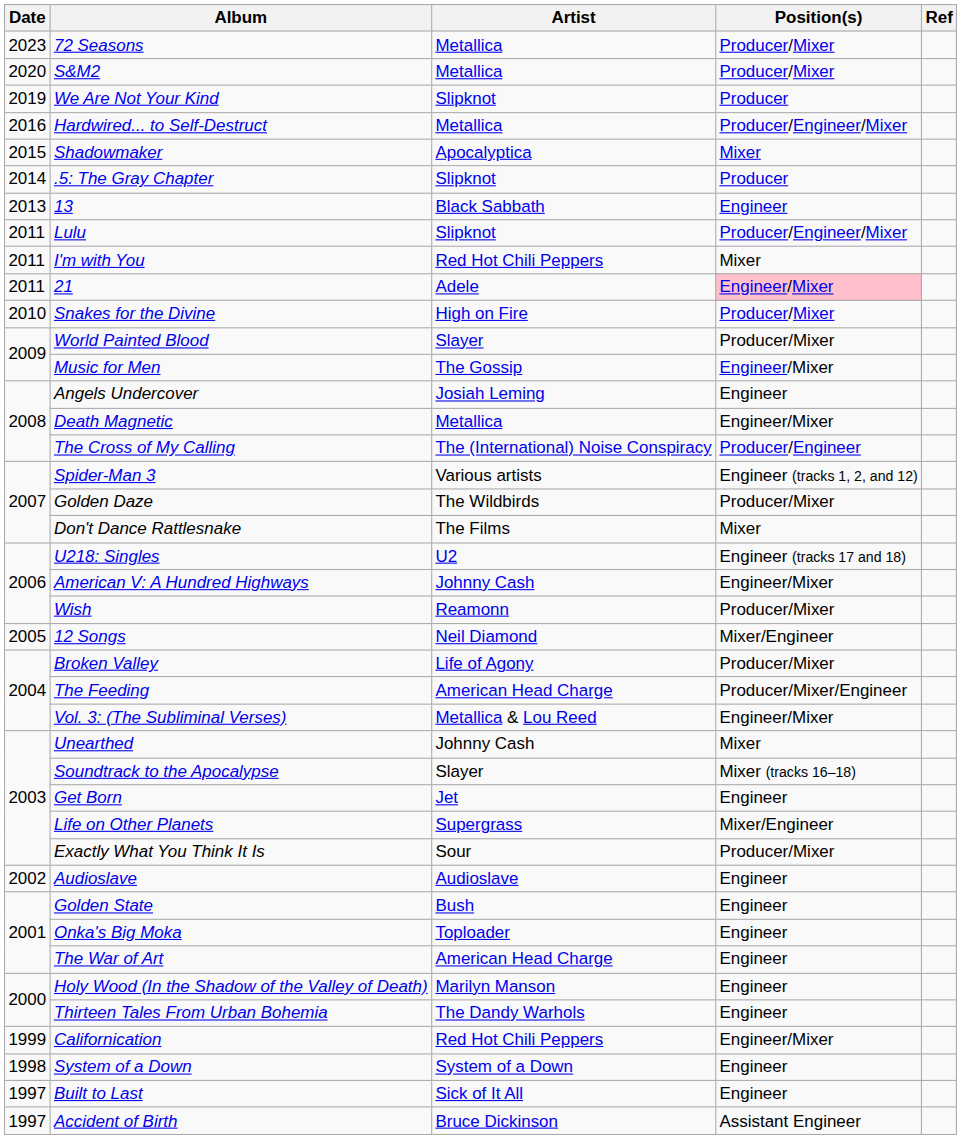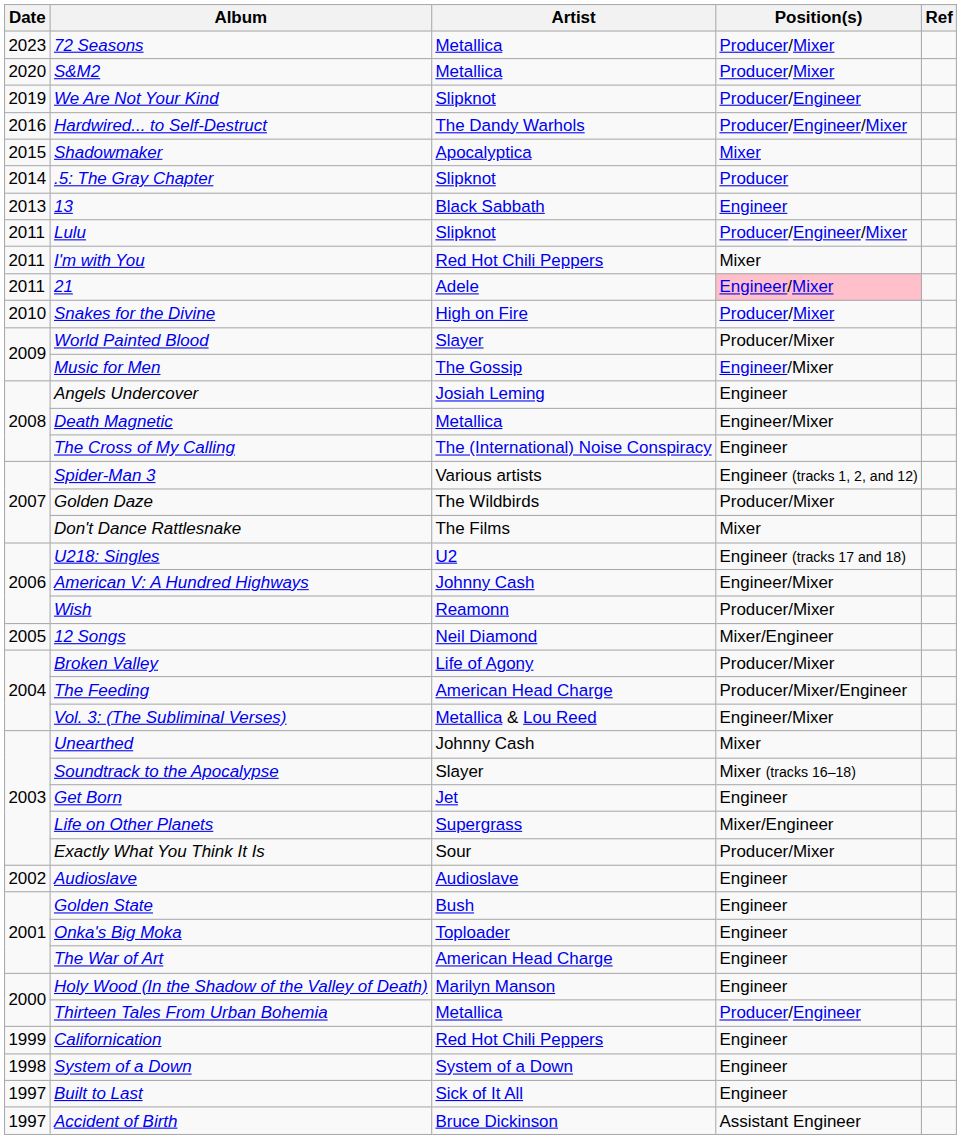(754, 98) Producer -> (790, 98) Producer/Engineer
(469, 125) Metallica -> (510, 125) The Dandy Warhols
(790, 448) Producer/Engineer -> (753, 448) Engineer
(510, 1013) The Dandy Warhols -> (469, 1013) Metallica
(753, 1013) Engineer -> (790, 1013) Producer/Engineer
(776, 1040) Engineer/Mixer -> (753, 1040) Engineer
